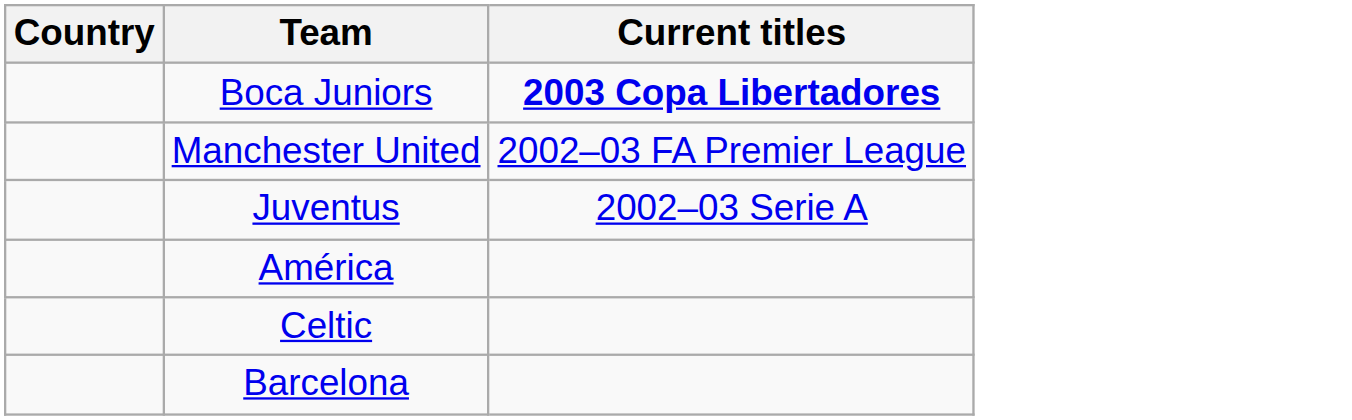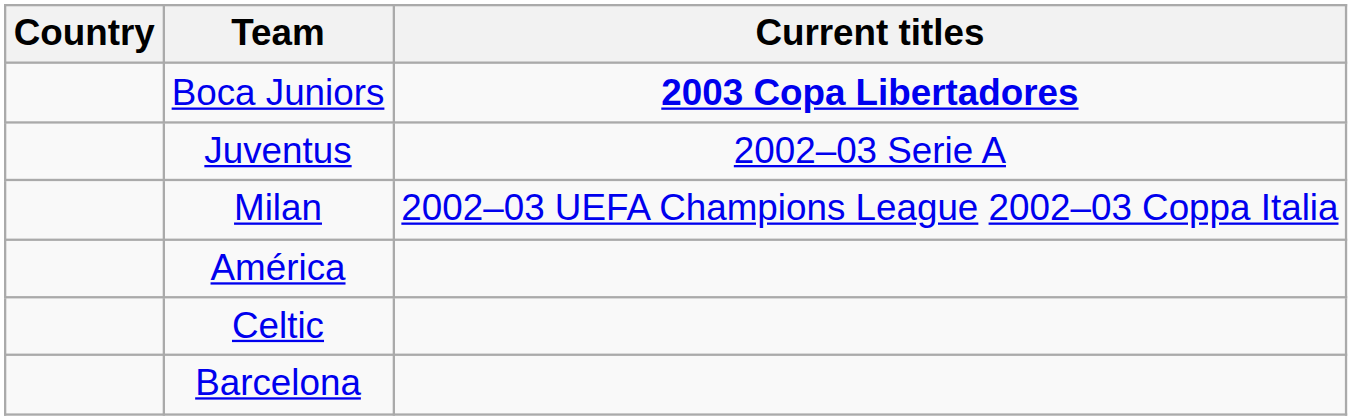- row: (326, 150)
+ row: (278, 208)
